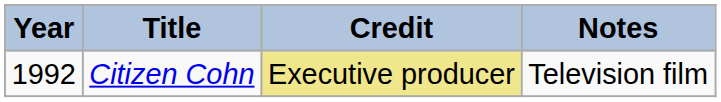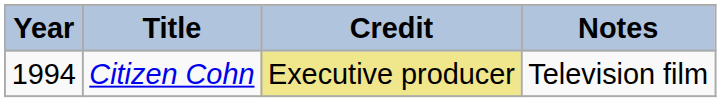(44, 74) 1992 -> (44, 74) 1994
